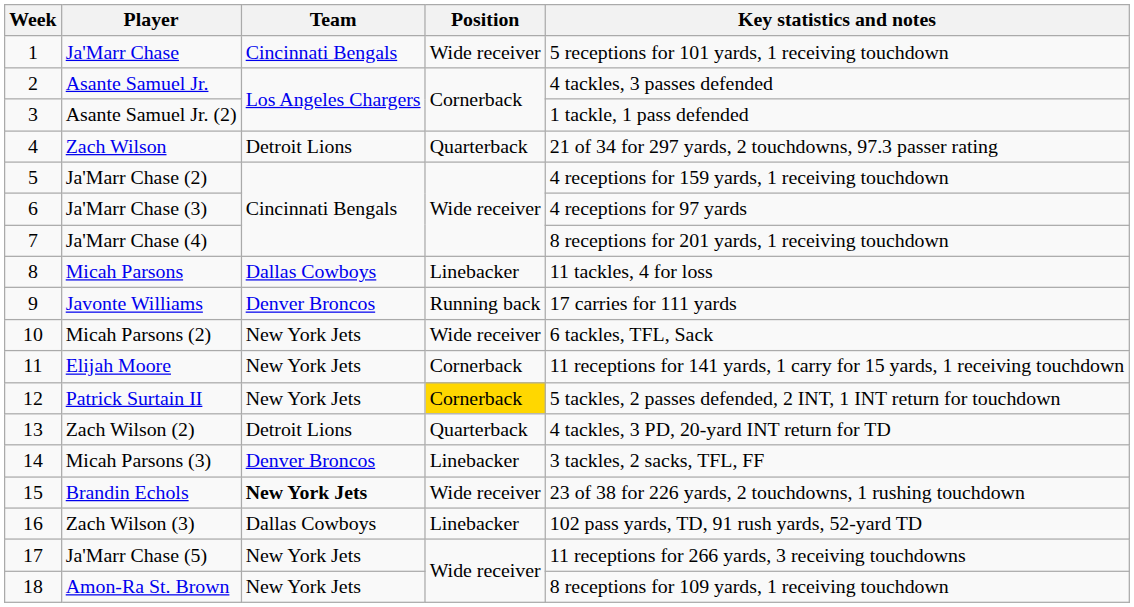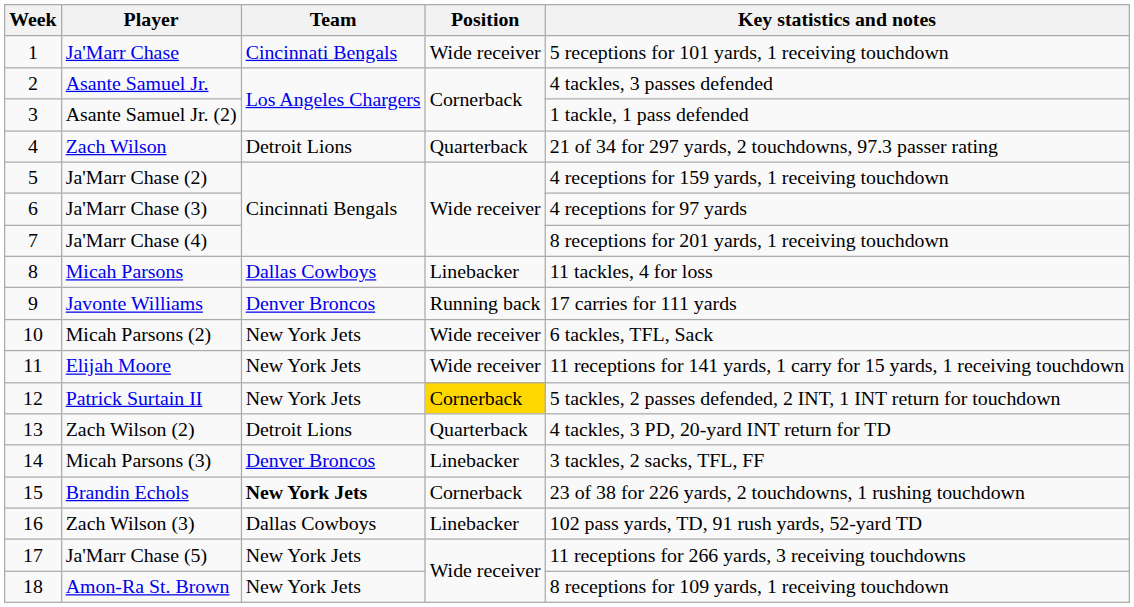(476, 366) Cornerback -> (485, 366) Wide receiver
(485, 492) Wide receiver -> (476, 492) Cornerback
